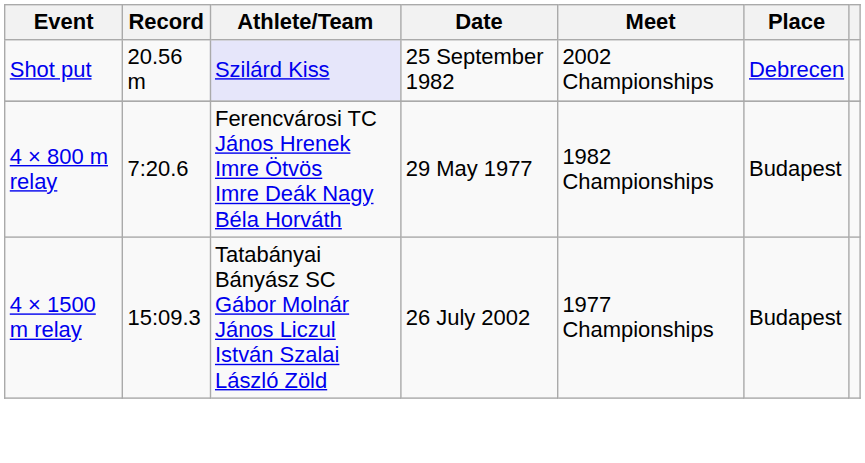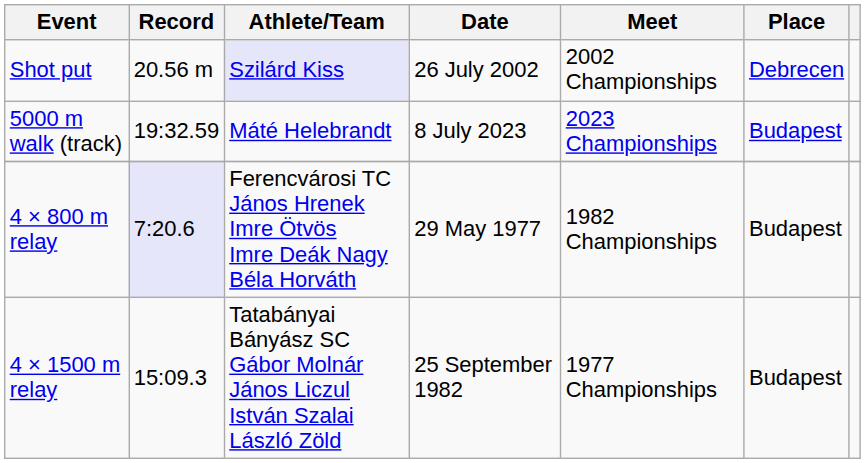(475, 69) 25 September 1982 -> (476, 69) 26 July 2002
+ row: (66, 130)
(158, 168) no background -> (164, 228) lavender background
(468, 316) 26 July 2002 -> (483, 377) 25 September 1982
